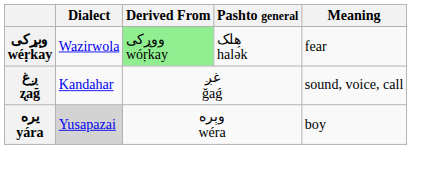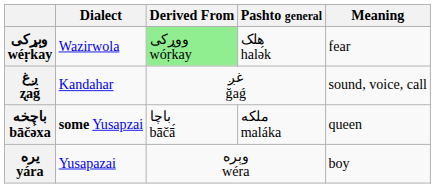+ row: (30, 124)
(87, 124) lightgrey background -> (87, 163) no background
